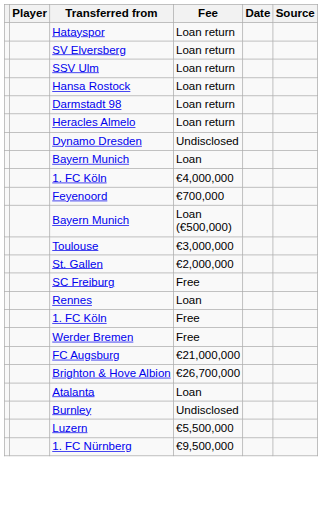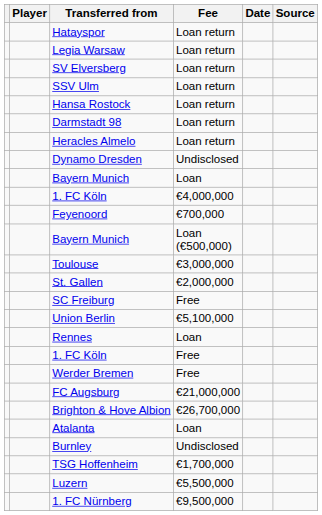+ row: (89, 50)
+ row: (84, 318)
+ row: (95, 465)
